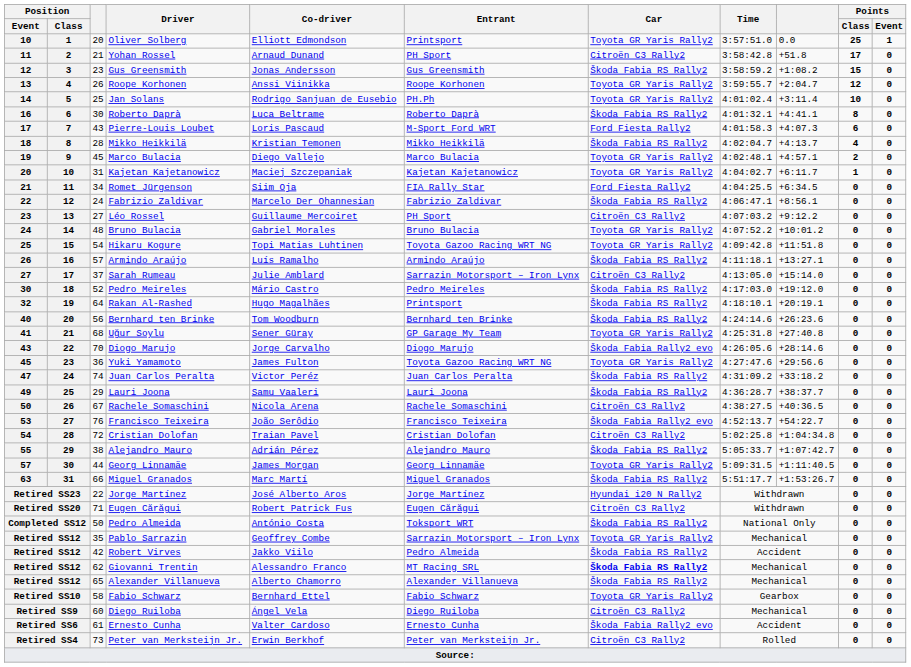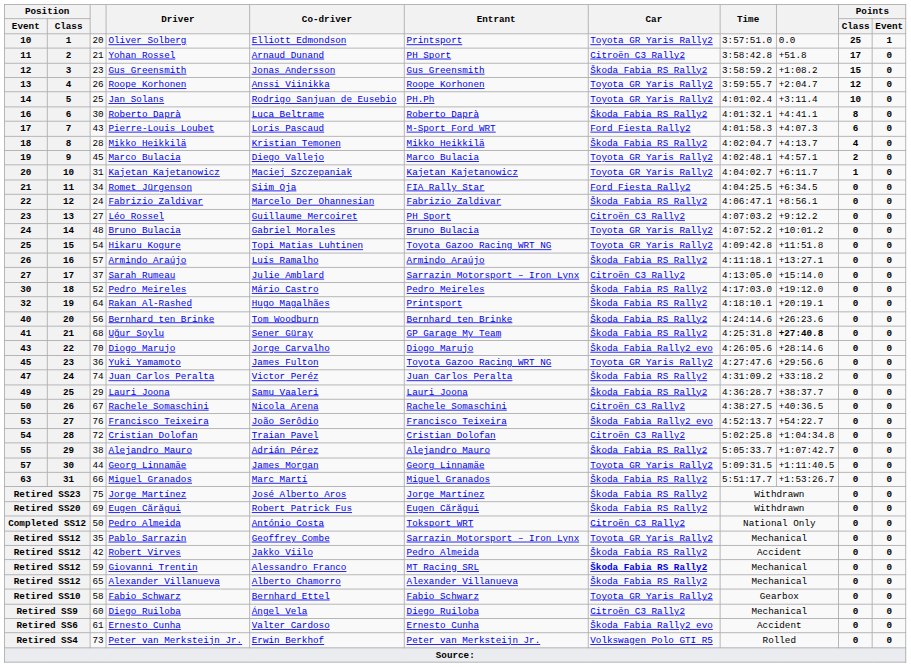(652, 333) Toyota GR Yaris Rally2 -> (649, 333) Škoda Fabia RS Rally2
(801, 333) normal -> (801, 333) bold
(98, 494) 22 -> (98, 494) 75
(646, 494) Hyundai i20 N Rally2 -> (649, 494) Škoda Fabia RS Rally2
(98, 509) 71 -> (98, 509) 69
(638, 509) Citroën C3 Rally2 -> (649, 509) Škoda Fabia RS Rally2
(649, 524) Škoda Fabia RS Rally2 -> (638, 524) Citroën C3 Rally2
(98, 567) 62 -> (98, 567) 59
(638, 640) Citroën C3 Rally2 -> (652, 640) Volkswagen Polo GTI R5
